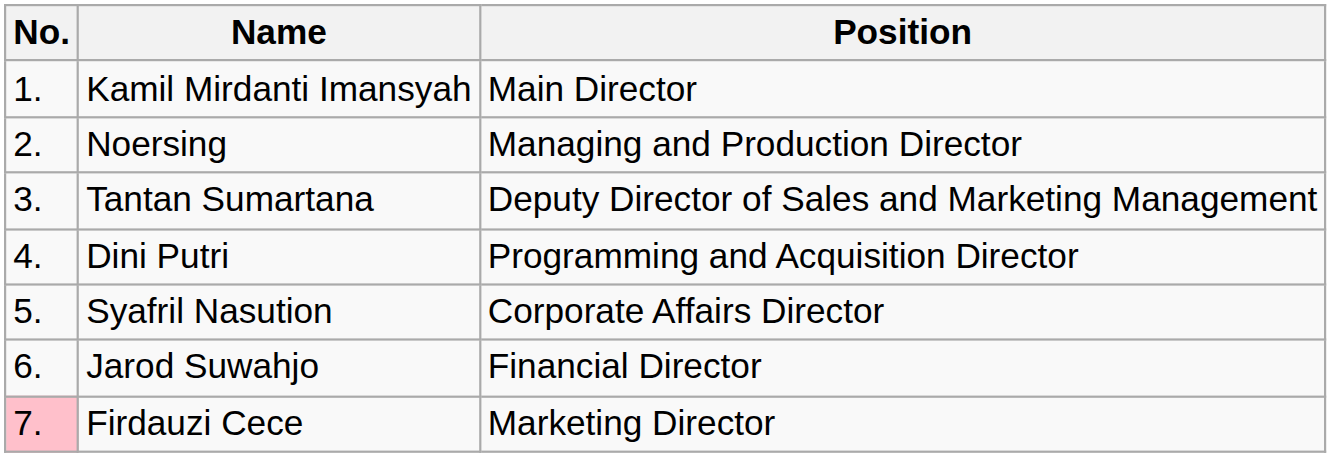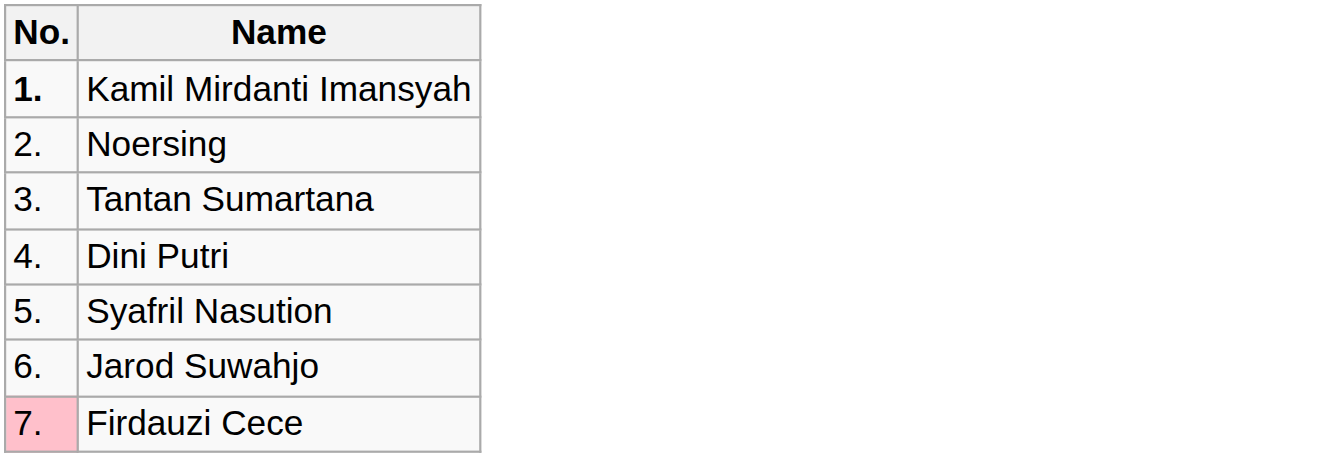- column: (903, 32)
(28, 88) normal -> (28, 88) bold
